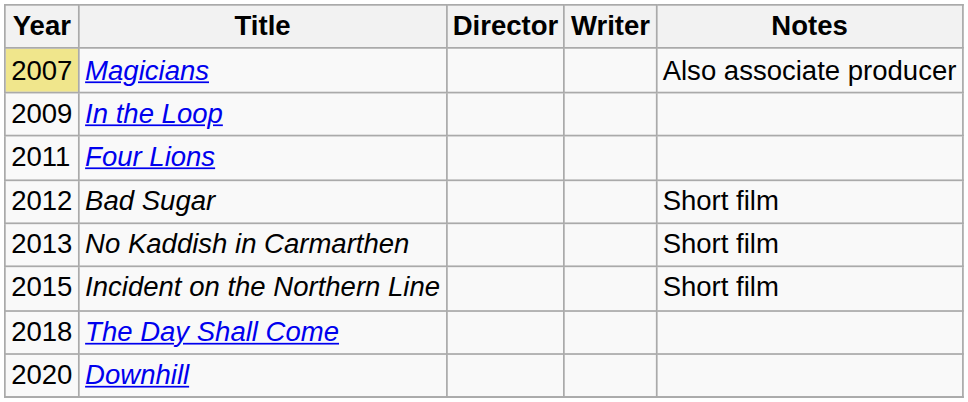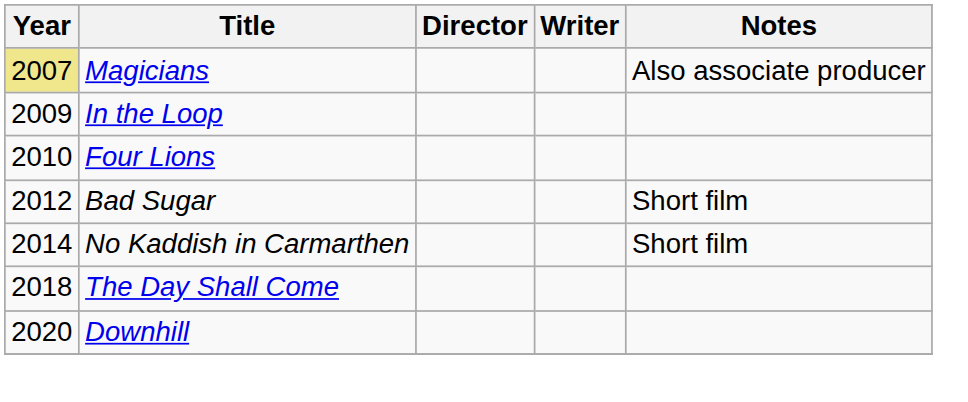(41, 157) 2011 -> (42, 157) 2010
(42, 244) 2013 -> (42, 244) 2014
- row: (263, 288)
